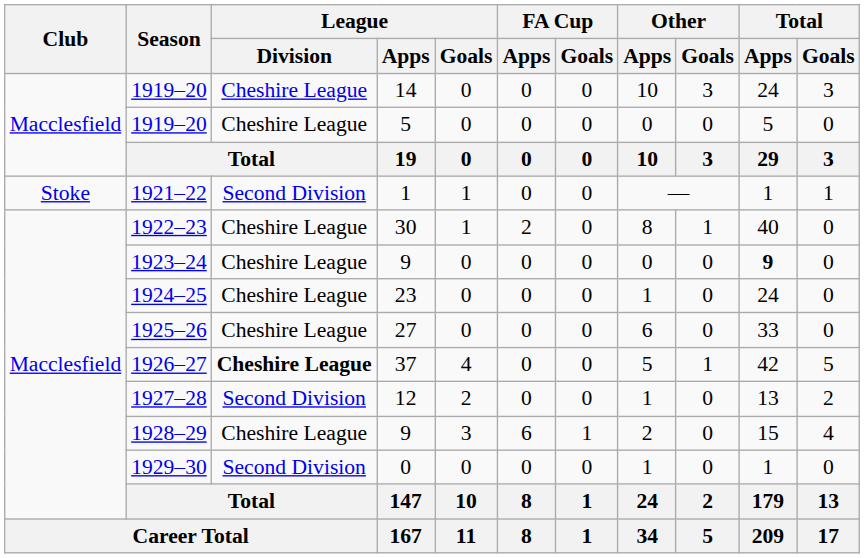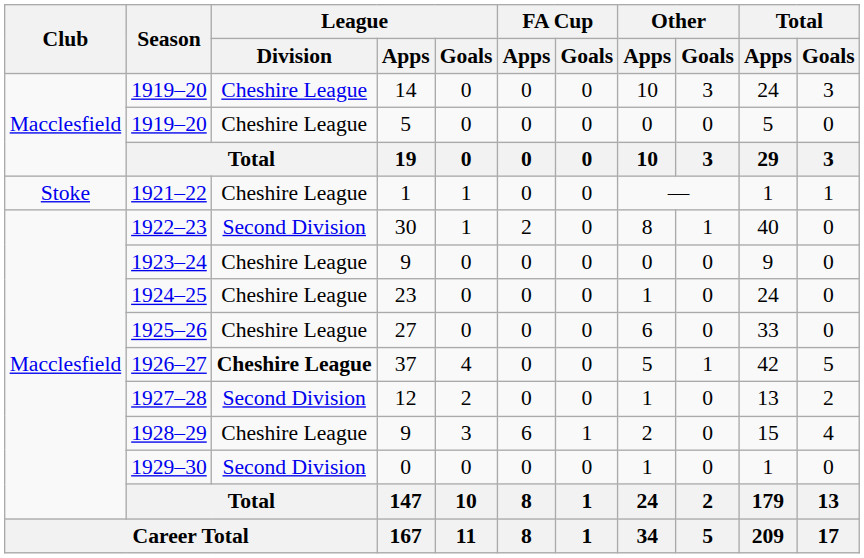(294, 192) Second Division -> (294, 192) Cheshire League
(294, 227) Cheshire League -> (294, 227) Second Division
(768, 261) bold -> (768, 261) normal
